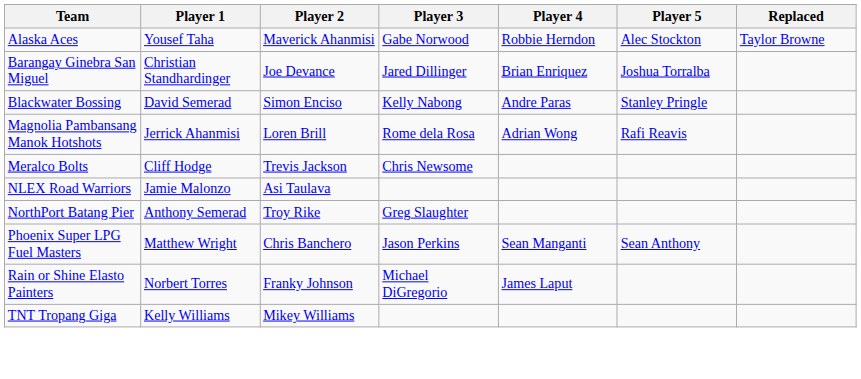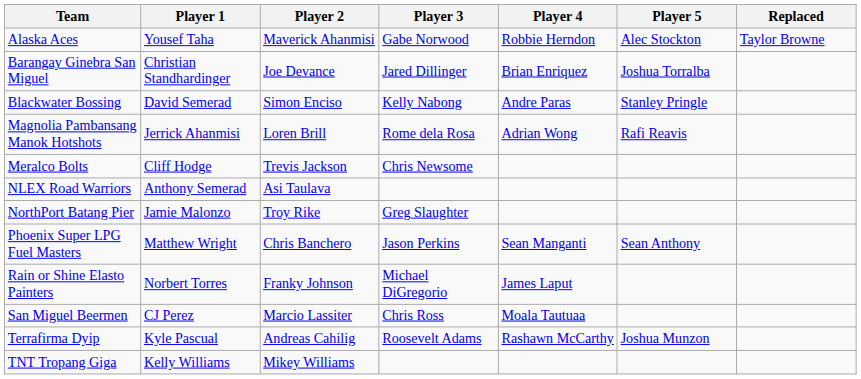(187, 189) Jamie Malonzo -> (195, 189) Anthony Semerad
(195, 212) Anthony Semerad -> (187, 212) Jamie Malonzo
+ row: (68, 315)
+ row: (54, 339)
